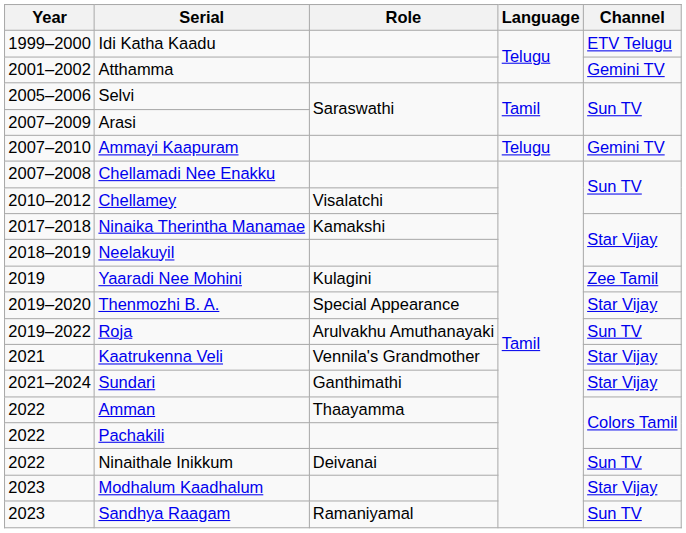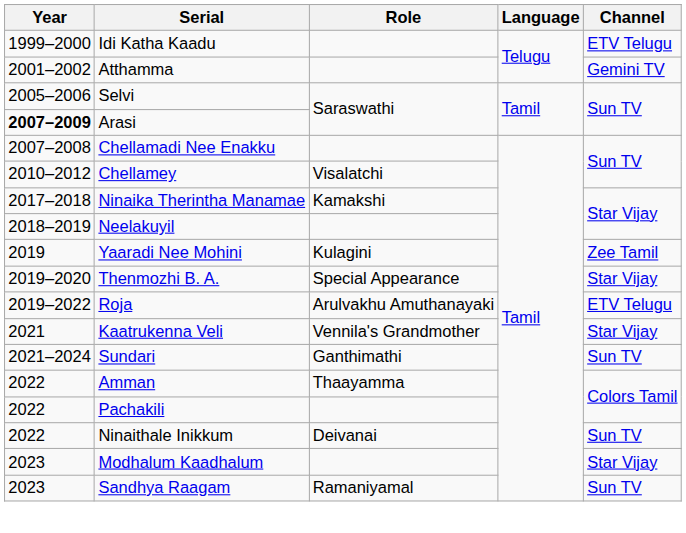(50, 122) normal -> (50, 122) bold
- row: (168, 148)
(614, 331) Sun TV -> (630, 305) ETV Telugu
(622, 383) Star Vijay -> (614, 357) Sun TV
